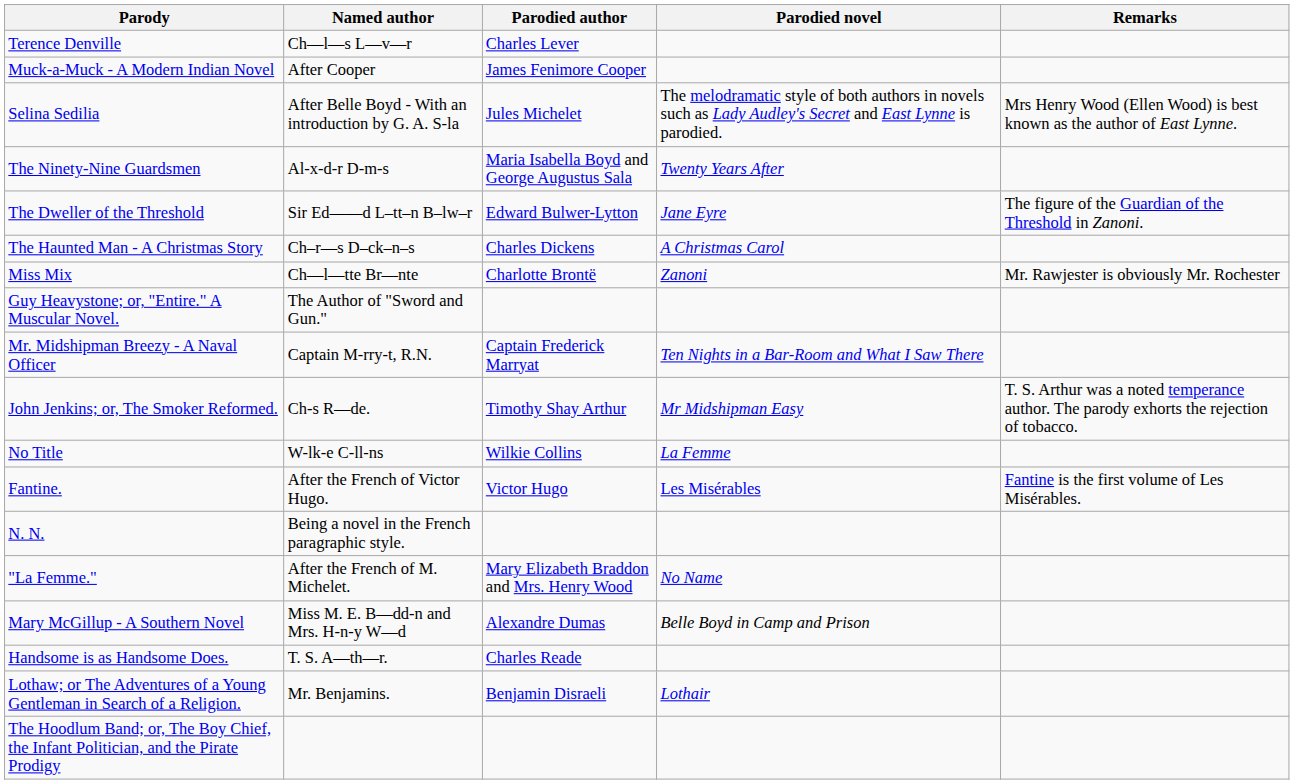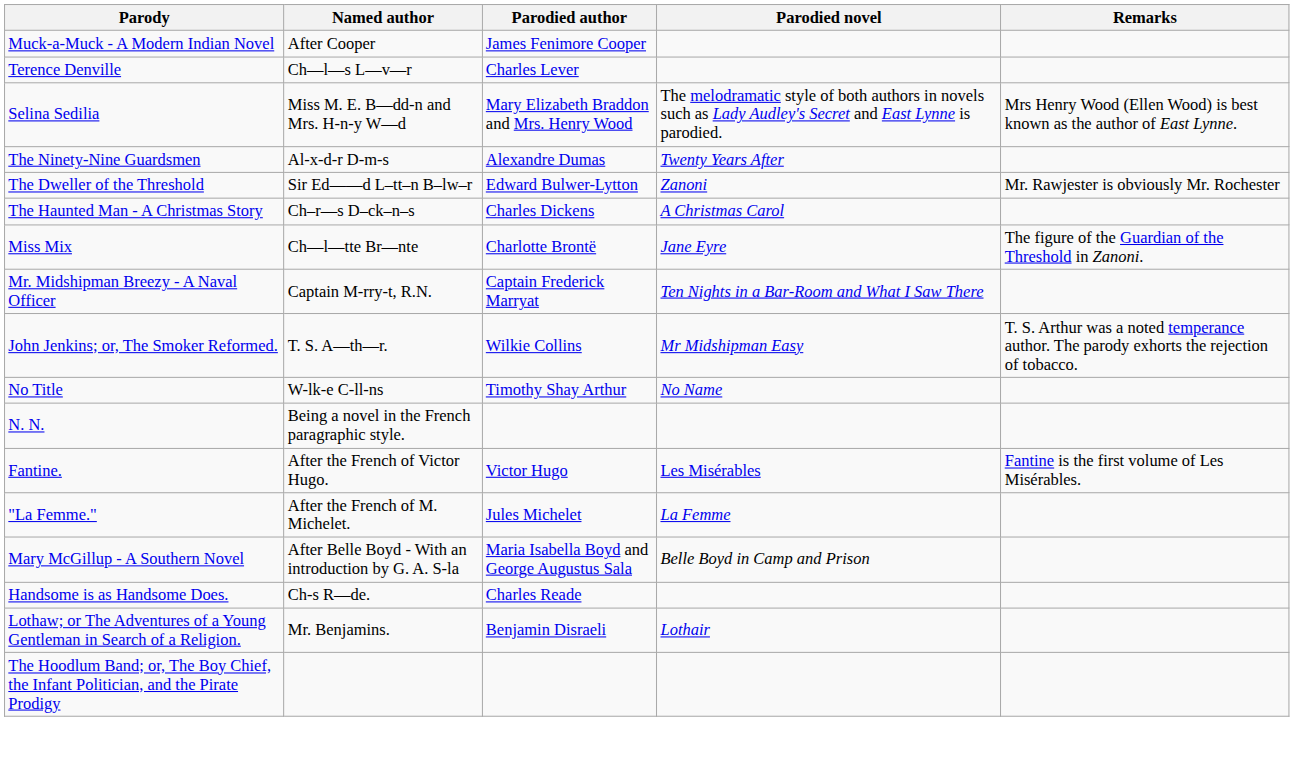rows swapped: (141, 69) <-> (65, 43)
(377, 114) After Belle Boyd - With an introduction by G. A. S-la -> (369, 114) Miss M. E. B—dd-n and Mrs. H-n-y W—d
(534, 114) Jules Michelet -> (567, 114) Mary Elizabeth Braddon and Mrs. Henry Wood
(567, 168) Maria Isabella Boyd and George Augustus Sala -> (546, 159) Alexandre Dumas
(693, 213) Jane Eyre -> (684, 185) Zanoni
(1114, 213) The figure of the Guardian of the Threshold in Zanoni. -> (1142, 185) Mr. Rawjester is obviously Mr. Rochester
(684, 274) Zanoni -> (693, 246) Jane Eyre
(1142, 274) Mr. Rawjester is obviously Mr. Rochester -> (1114, 246) The figure of the Guardian of the Threshold in Zanoni.
- row: (115, 310)
(329, 408) Ch-s R—de. -> (338, 345) T. S. A—th—r.
(556, 408) Timothy Shay Arthur -> (534, 345) Wilkie Collins
(534, 453) Wilkie Collins -> (556, 390) Timothy Shay Arthur
(695, 453) La Femme -> (691, 390) No Name
rows swapped: (26, 533) <-> (35, 488)
(567, 578) Mary Elizabeth Braddon and Mrs. Henry Wood -> (534, 514) Jules Michelet
(691, 578) No Name -> (695, 514) La Femme
(369, 622) Miss M. E. B—dd-n and Mrs. H-n-y W—d -> (377, 559) After Belle Boyd - With an introduction by G. A. S-la
(546, 622) Alexandre Dumas -> (567, 559) Maria Isabella Boyd and George Augustus Sala
(338, 658) T. S. A—th—r. -> (329, 595) Ch-s R—de.
